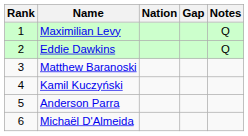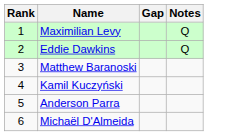- column: (160, 13)
